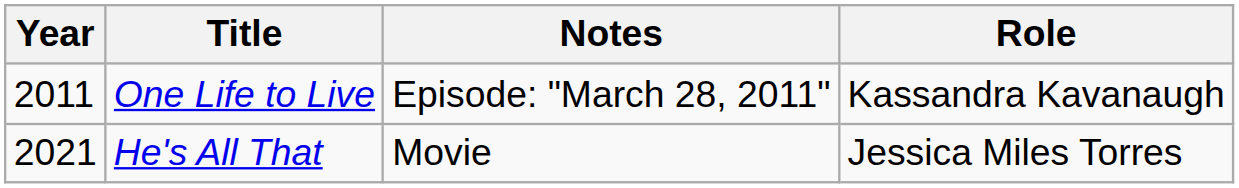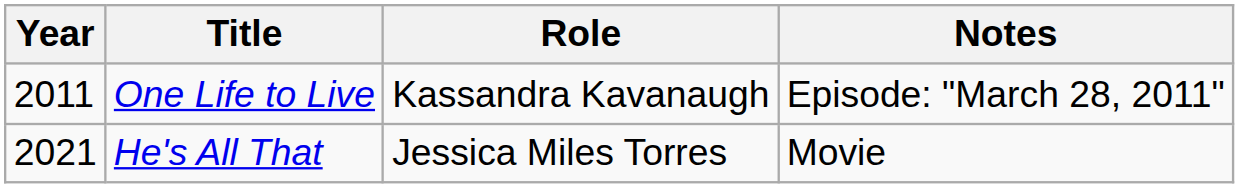columns swapped: (1036, 34) <-> (611, 34)
